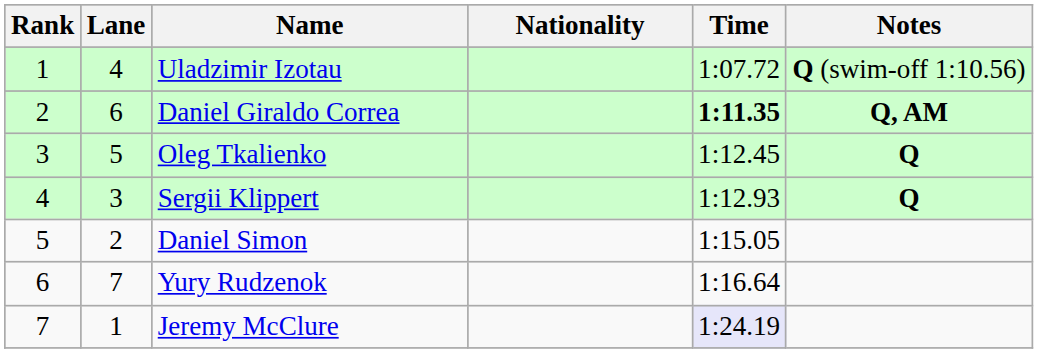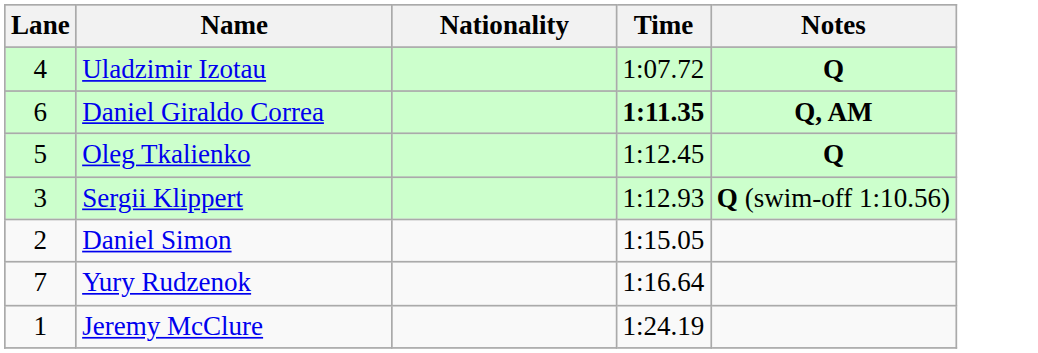- column: (43, 25)
(909, 68) Q (swim-off 1:10.56) -> (833, 68) Q
(909, 197) Q -> (833, 197) Q (swim-off 1:10.56)
(739, 326) lavender background -> (663, 326) no background
